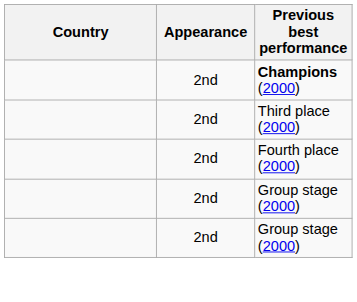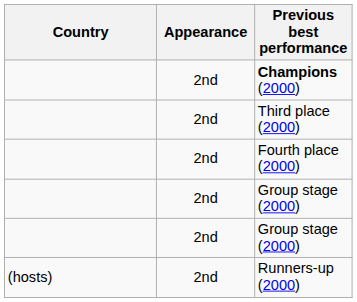+ row: (30, 277)
